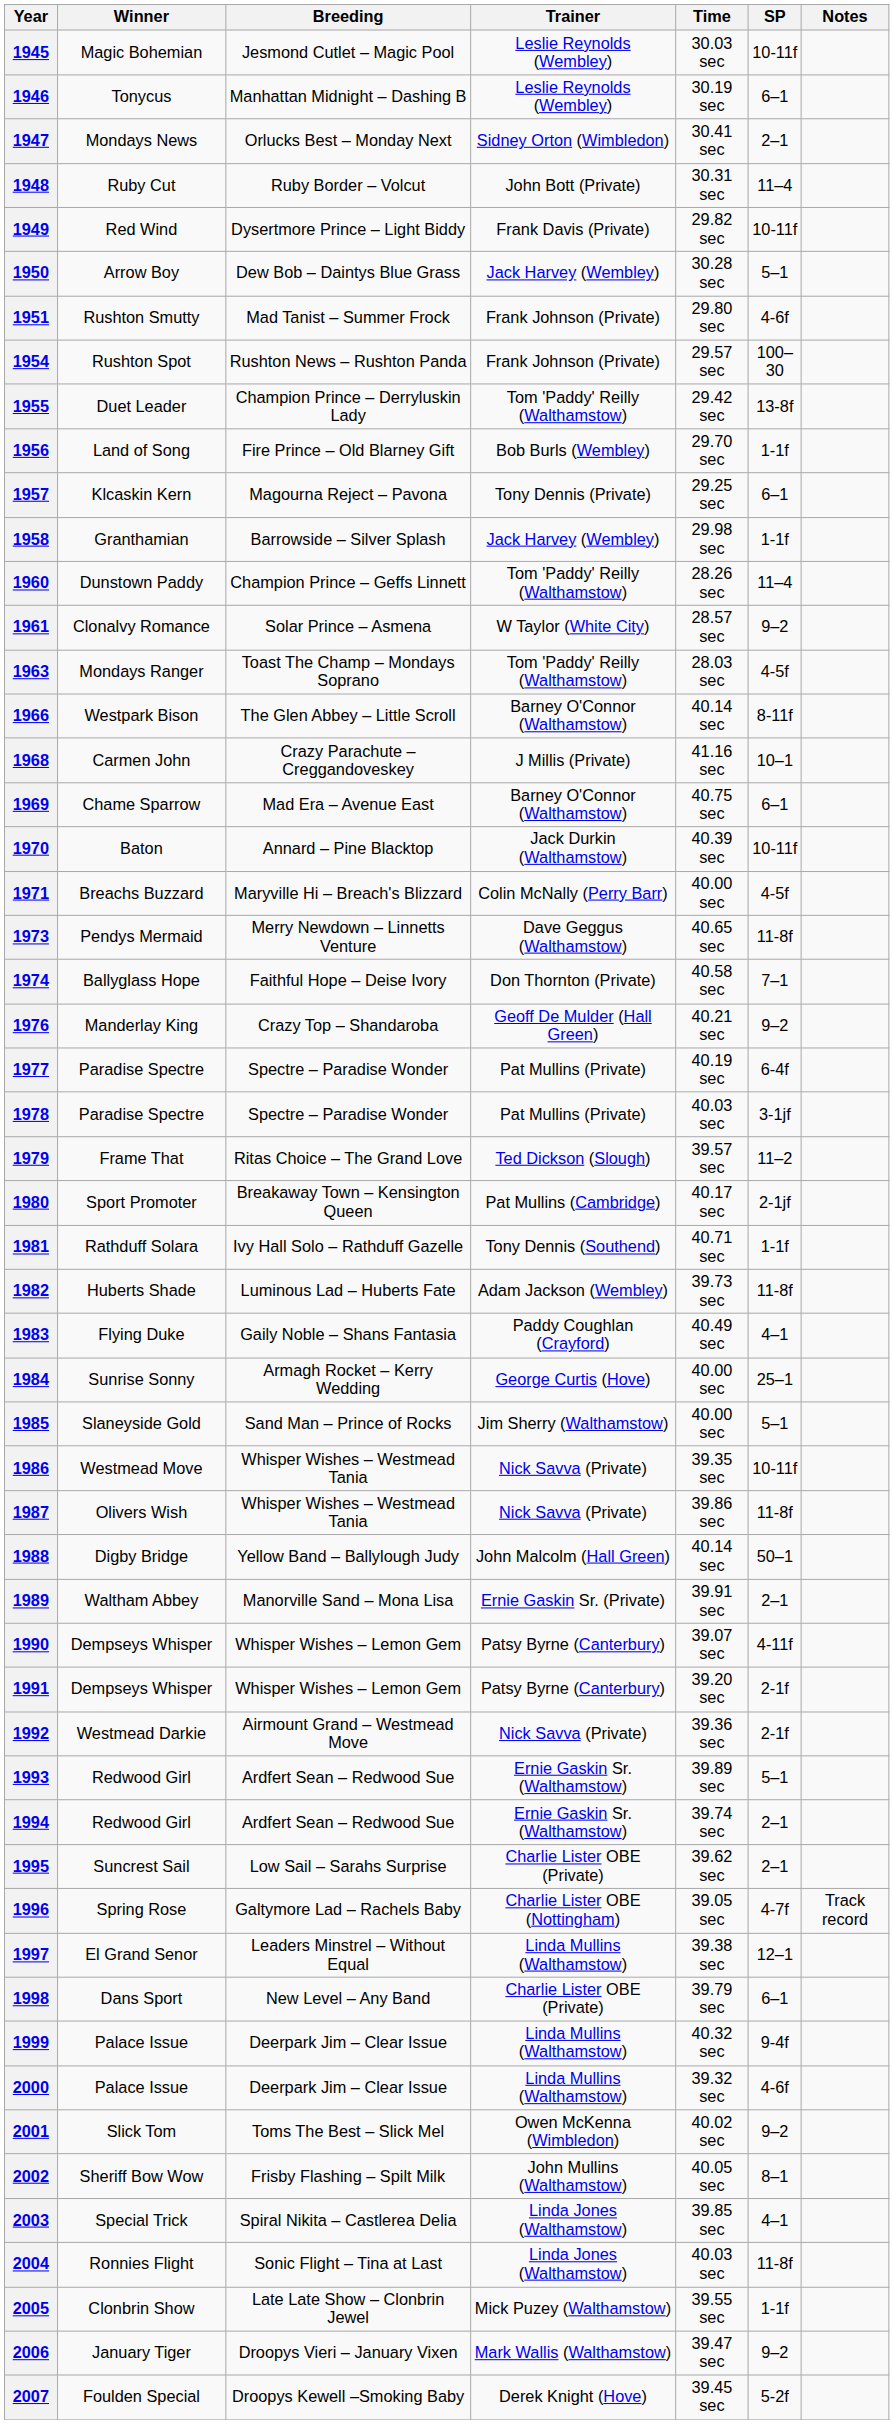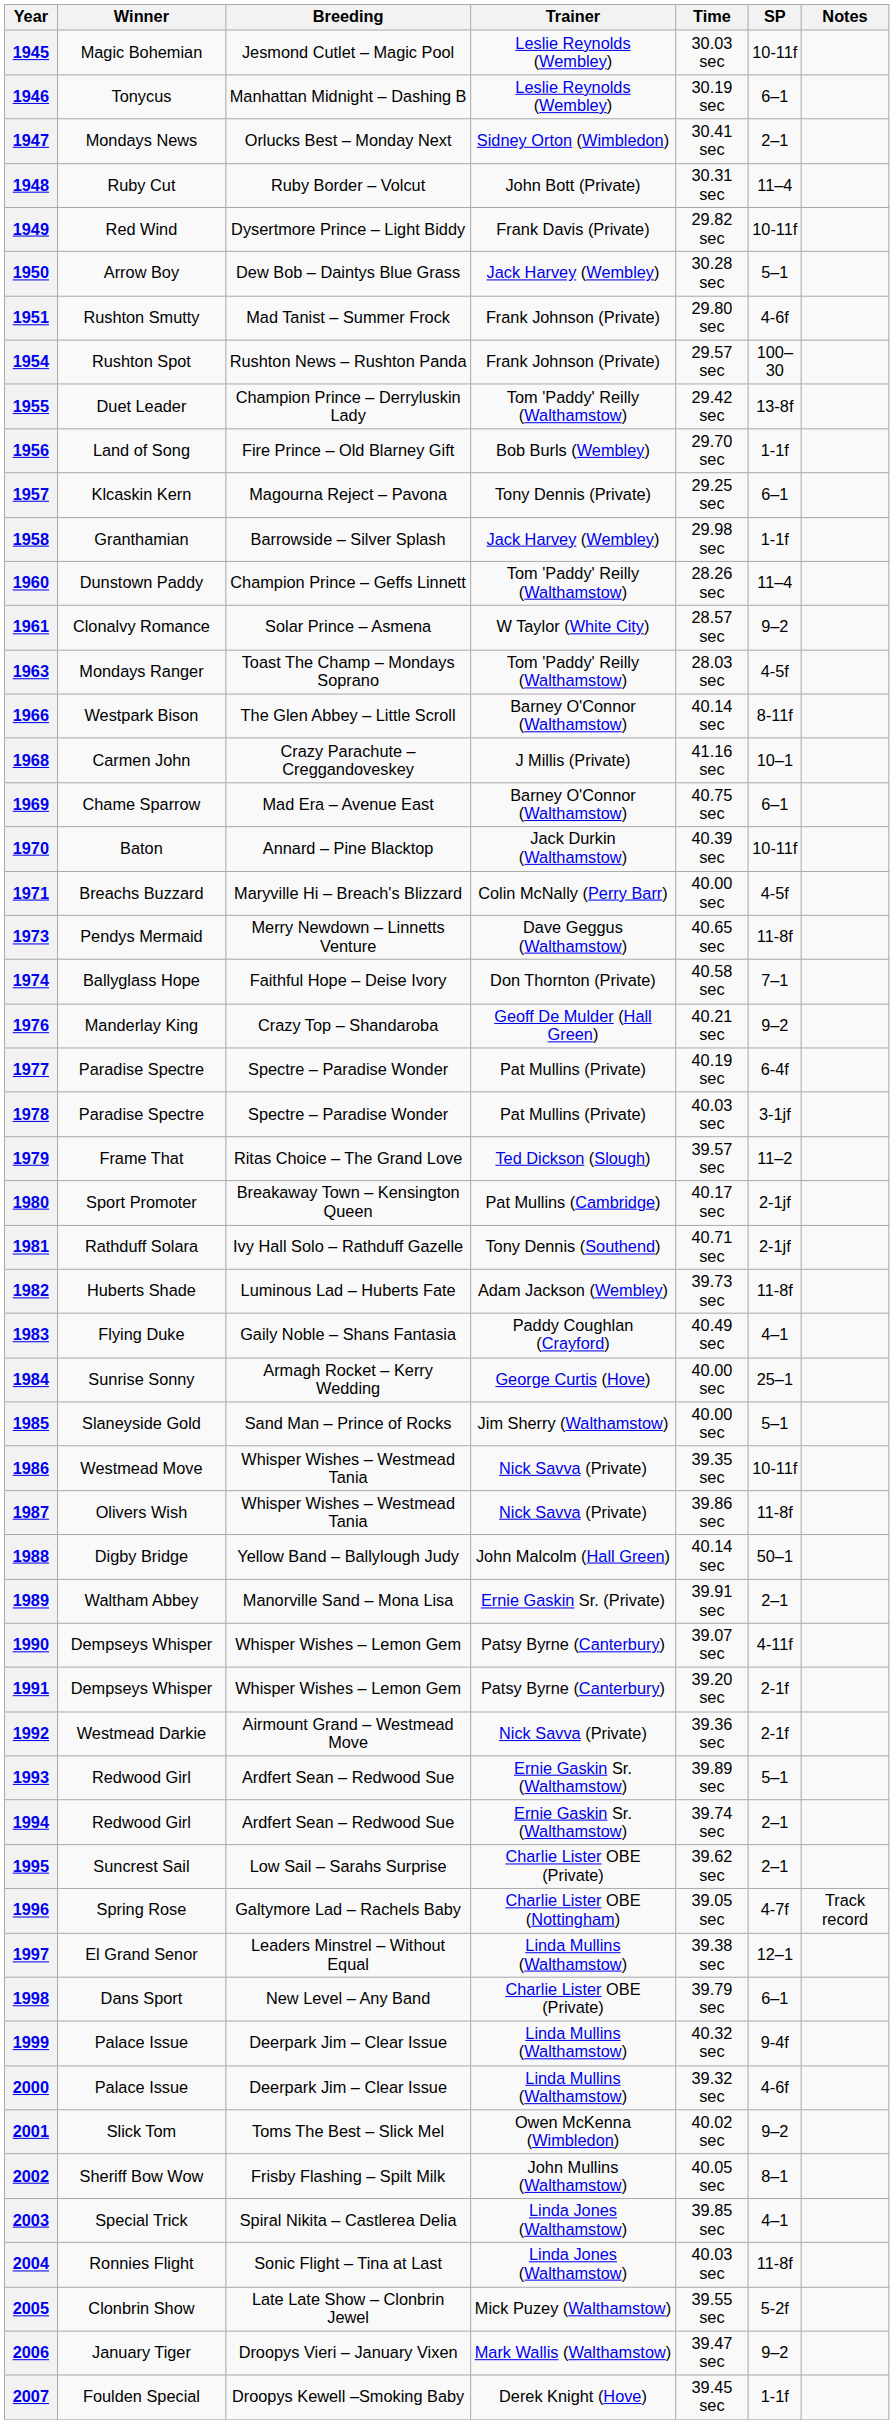(775, 1247) 1-1f -> (775, 1247) 2-1jf
(775, 2308) 1-1f -> (775, 2308) 5-2f
(775, 2397) 5-2f -> (775, 2397) 1-1f
